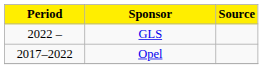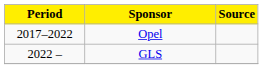rows swapped: (150, 53) <-> (150, 34)
